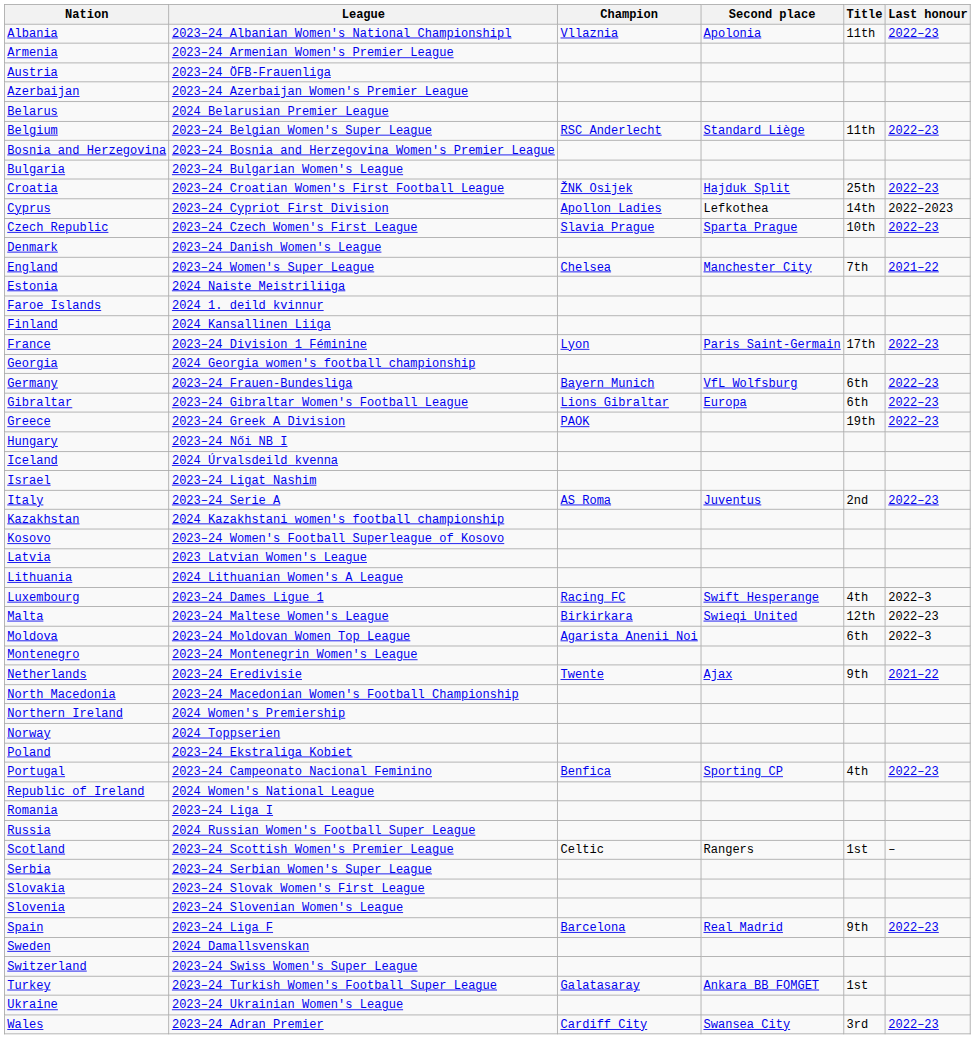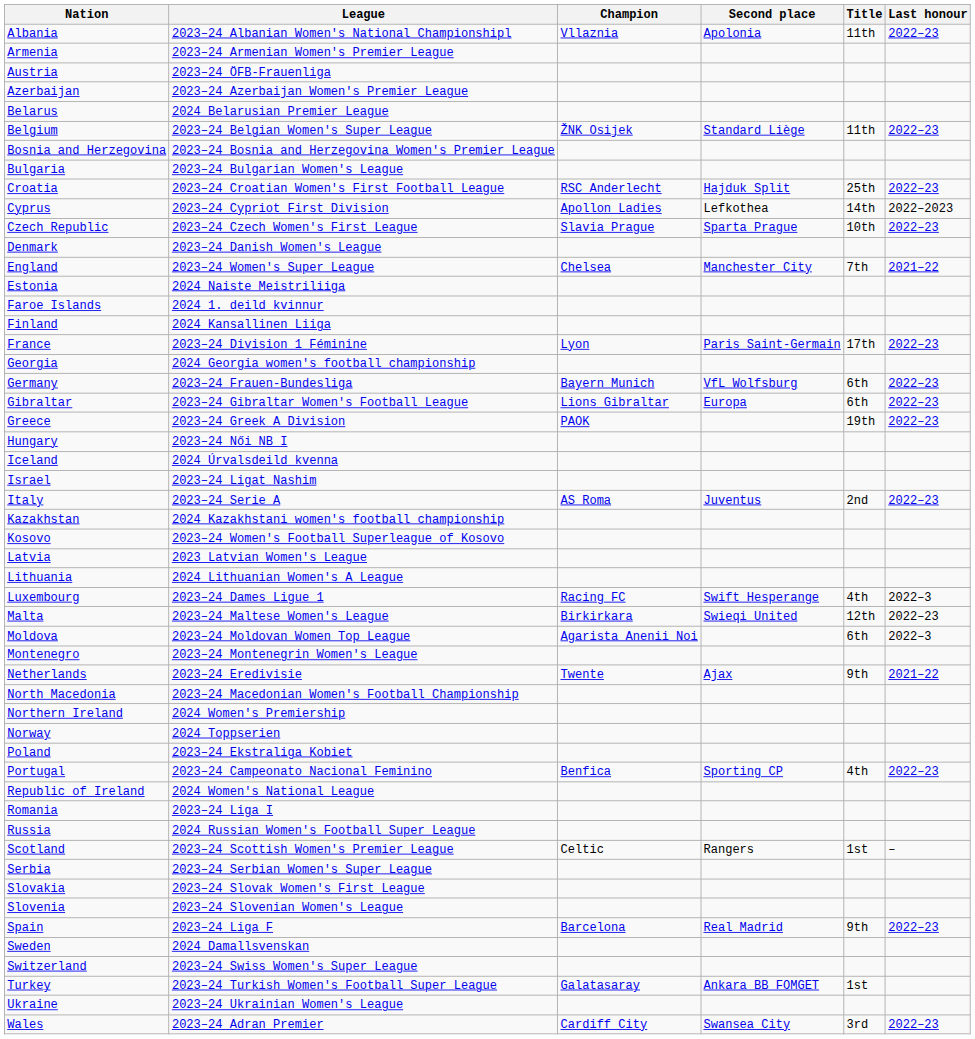(611, 131) RSC Anderlecht -> (597, 131) ŽNK Osijek
(597, 189) ŽNK Osijek -> (611, 189) RSC Anderlecht
